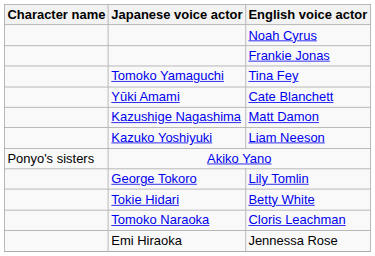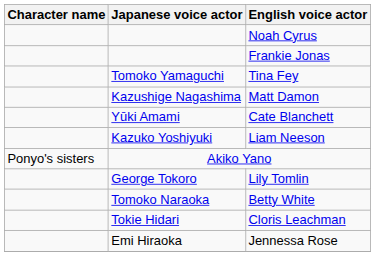rows swapped: (284, 117) <-> (291, 96)
(145, 199) Tokie Hidari -> (160, 199) Tomoko Naraoka
(160, 220) Tomoko Naraoka -> (145, 220) Tokie Hidari
